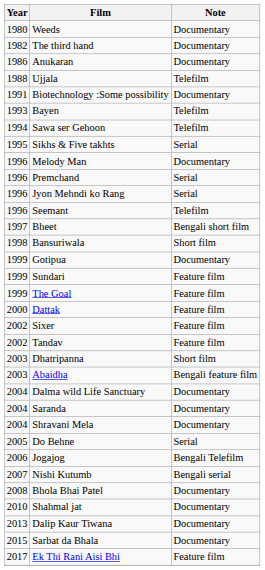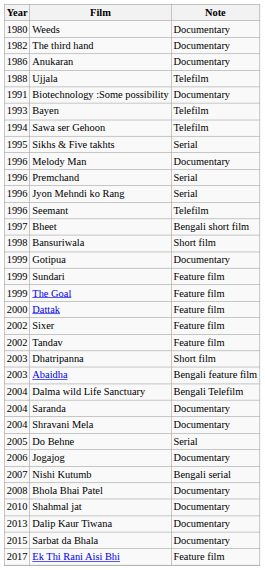(202, 392) Documentary -> (208, 392) Bengali Telefilm
(208, 458) Bengali Telefilm -> (202, 458) Documentary
